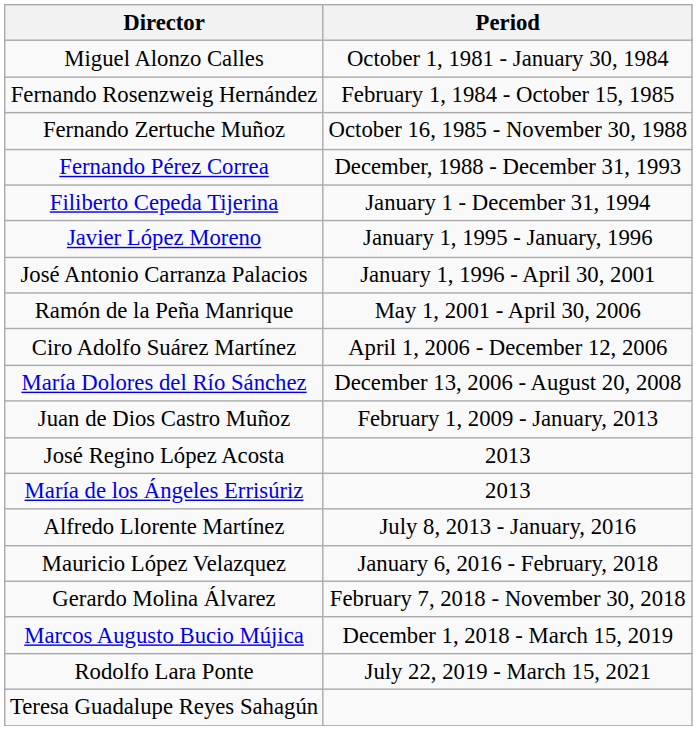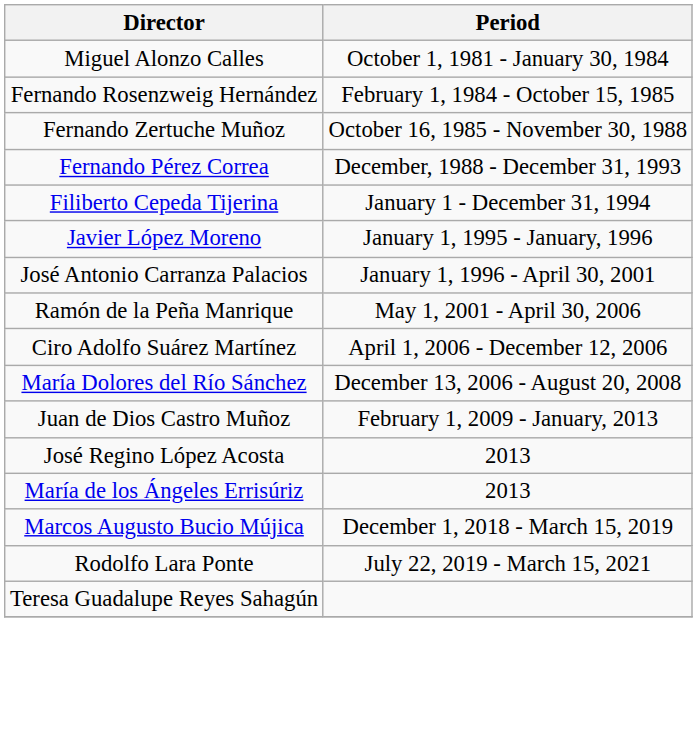- row: (164, 526)
- row: (164, 563)
- row: (164, 599)
